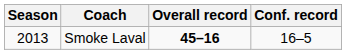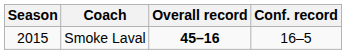(33, 37) 2013 -> (33, 37) 2015
